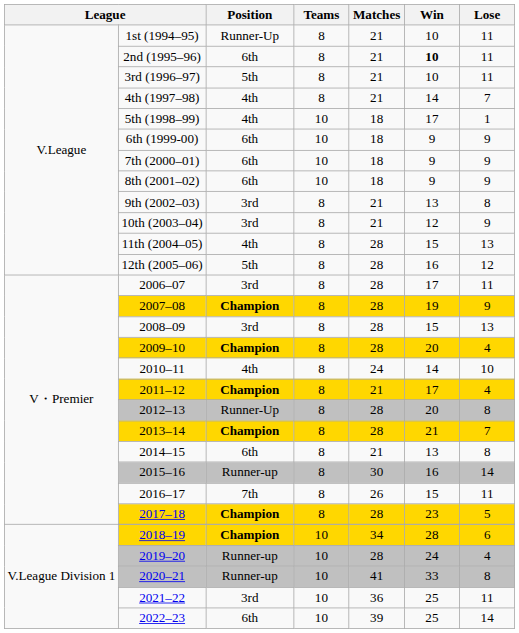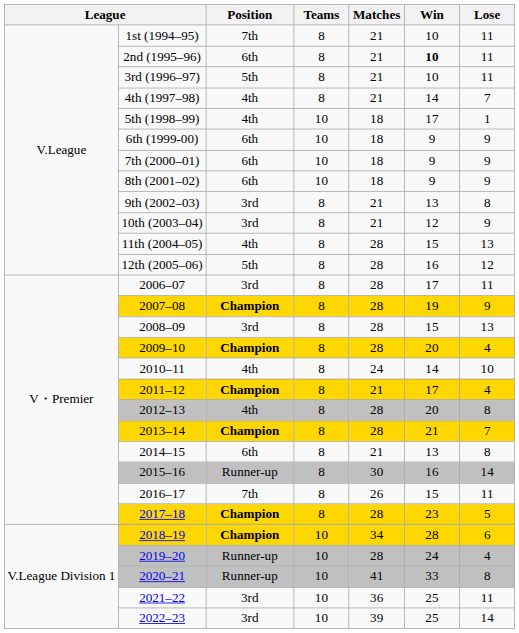(250, 35) Runner-Up -> (250, 35) 7th
(250, 410) Runner-Up -> (250, 410) 4th
(250, 618) 6th -> (250, 618) 3rd
